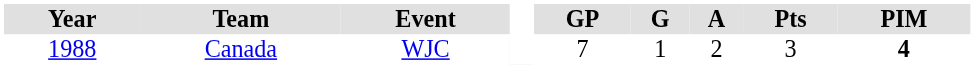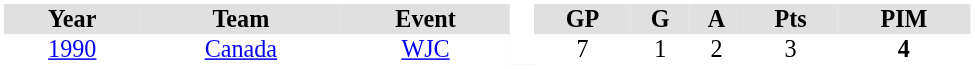(72, 49) 1988 -> (72, 49) 1990
